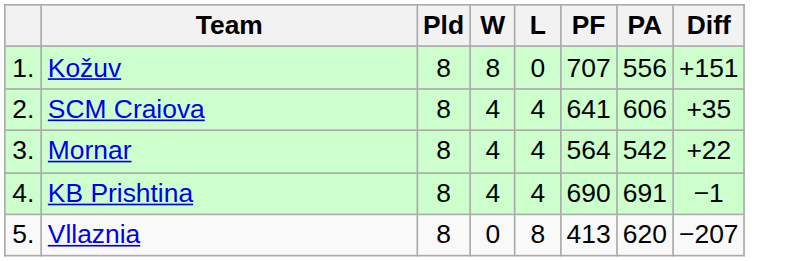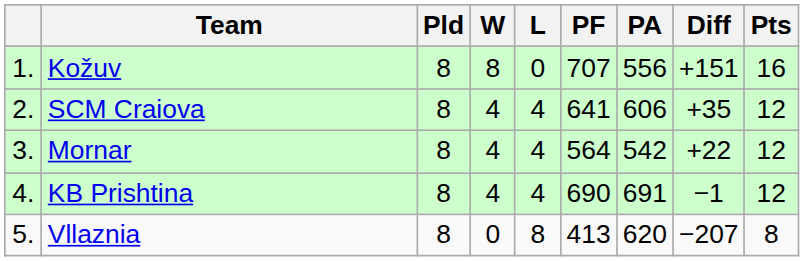+ column: (771, 25)
